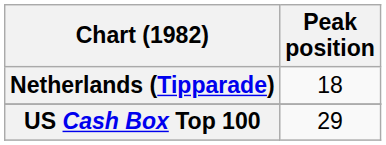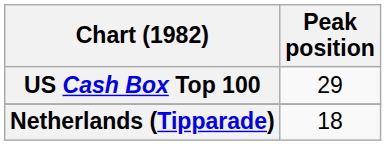rows swapped: (142, 85) <-> (142, 121)
